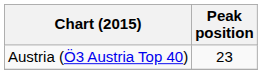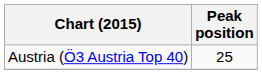(224, 57) 23 -> (224, 57) 25
